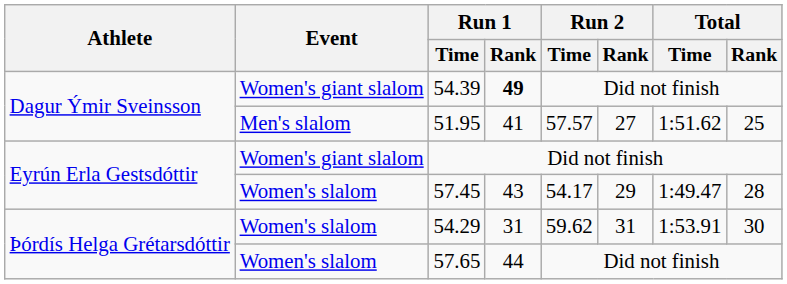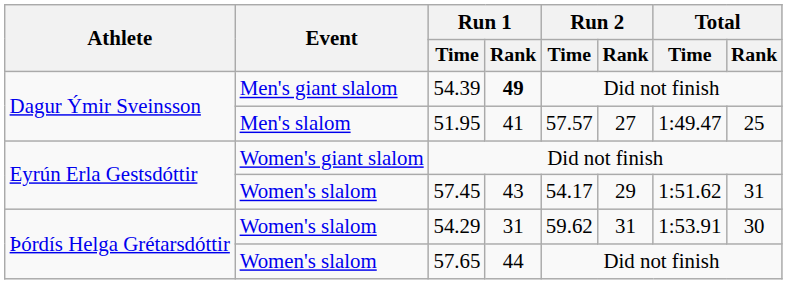(332, 89) Women's giant slalom -> (319, 89) Men's giant slalom
(690, 123) 1:51.62 -> (690, 123) 1:49.47
(690, 192) 1:49.47 -> (690, 192) 1:51.62
(754, 192) 28 -> (754, 192) 31
